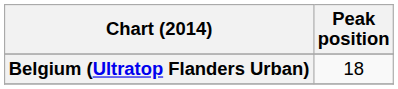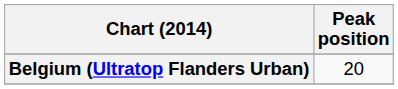(354, 68) 18 -> (354, 68) 20
